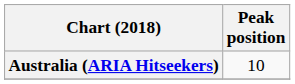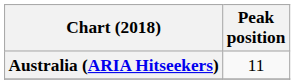(256, 65) 10 -> (256, 65) 11
